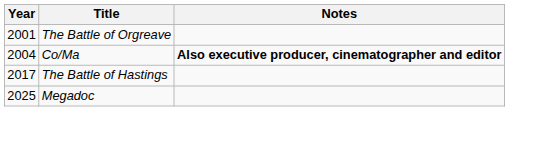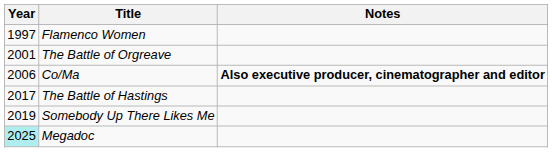+ row: (94, 34)
(22, 55) 2004 -> (22, 75) 2006
+ row: (128, 116)
(22, 95) no background -> (22, 136) paleturquoise background
